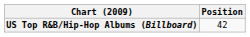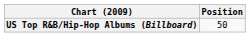(222, 25) 42 -> (222, 25) 50
